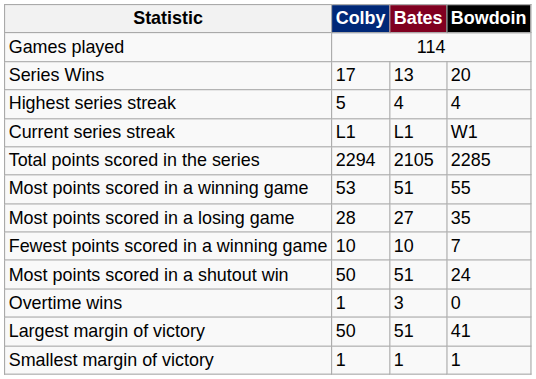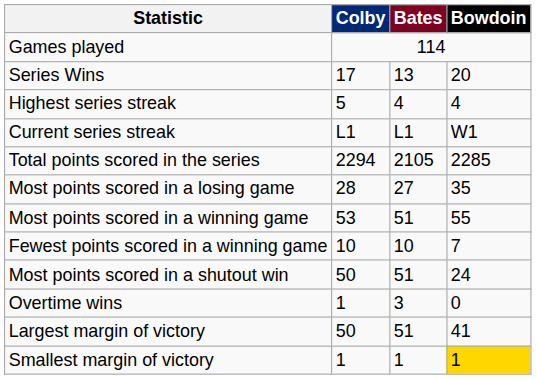rows swapped: (159, 189) <-> (152, 217)
(456, 359) no background -> (456, 359) gold background
